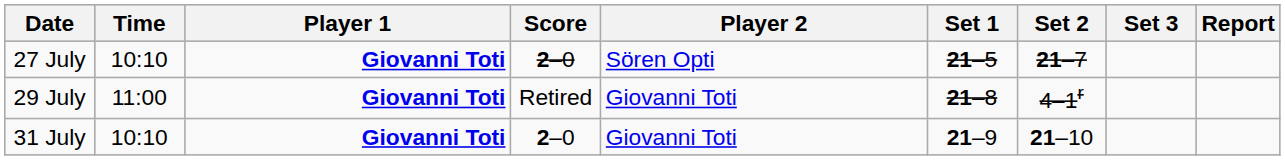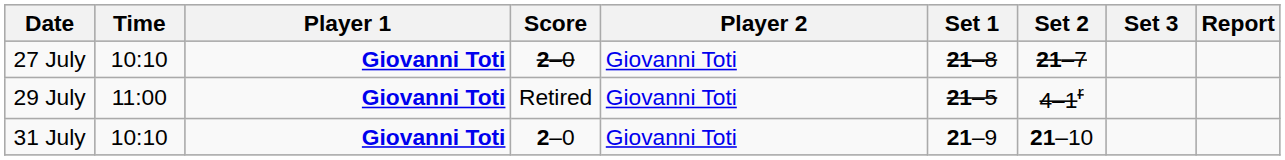(660, 59) Sören Opti -> (671, 59) Giovanni Toti
(972, 59) 21–5 -> (972, 59) 21–8
(972, 98) 21–8 -> (972, 98) 21–5
